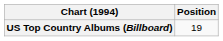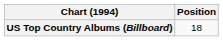(197, 28) 19 -> (197, 28) 18
